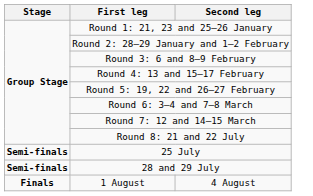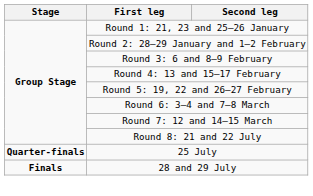(37, 152) Semi-finals -> (46, 152) Quarter-finals
(37, 167) Semi-finals -> (46, 167) Finals
- row: (123, 183)
